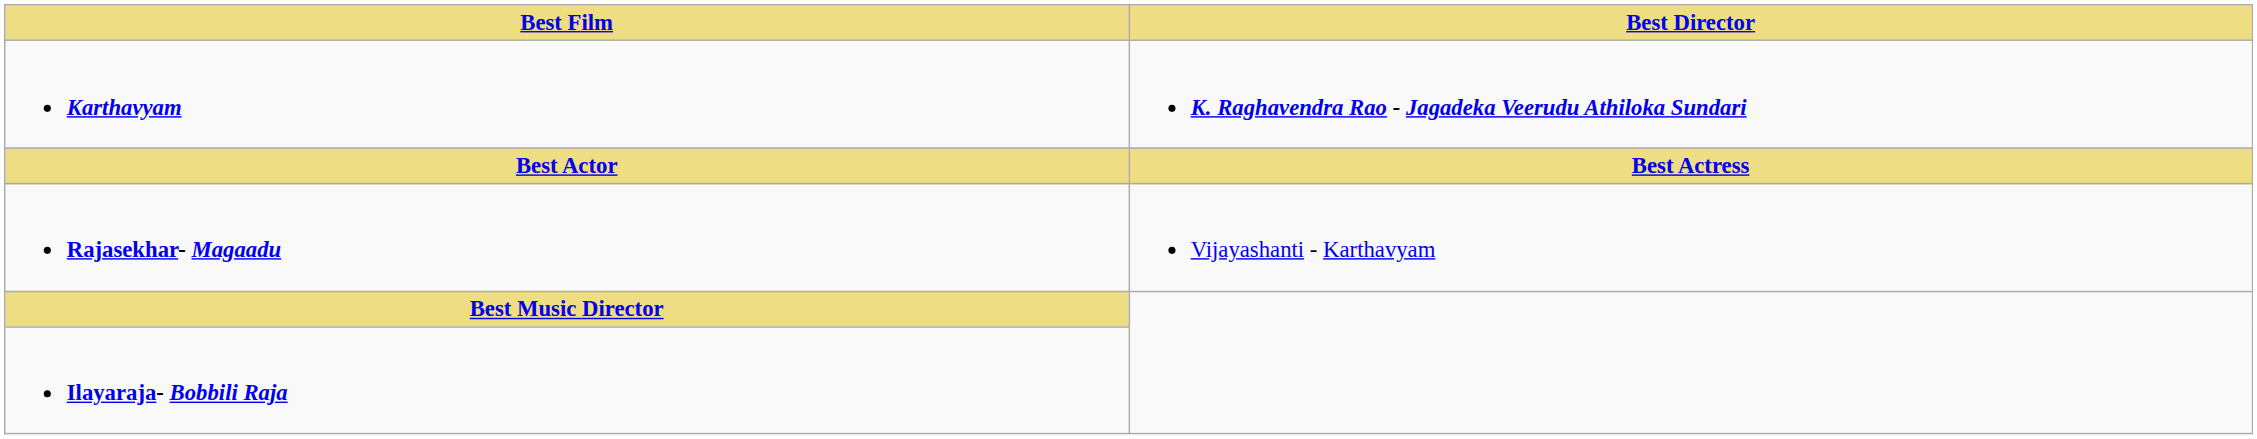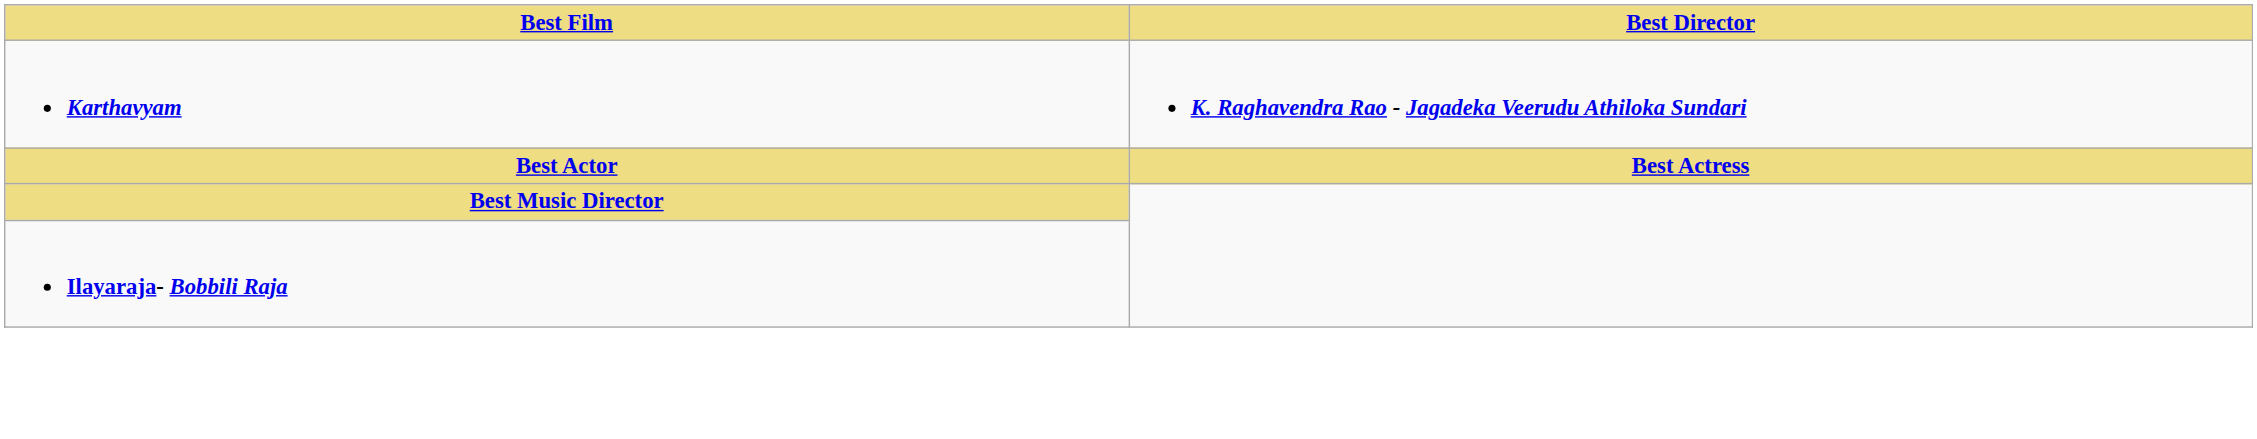- row: (567, 250)
